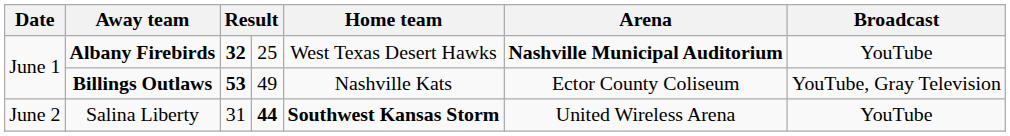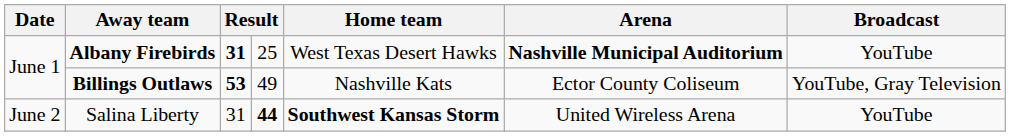(236, 51) 32 -> (236, 51) 31
